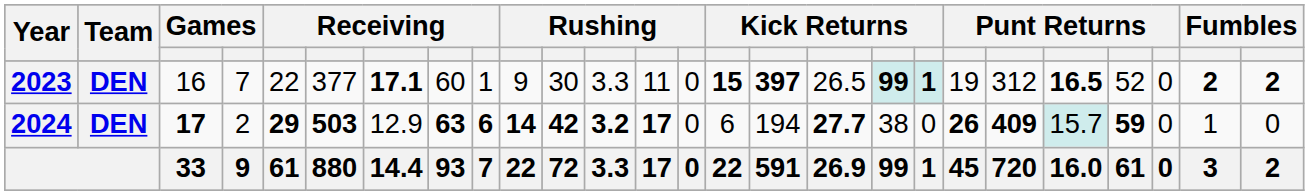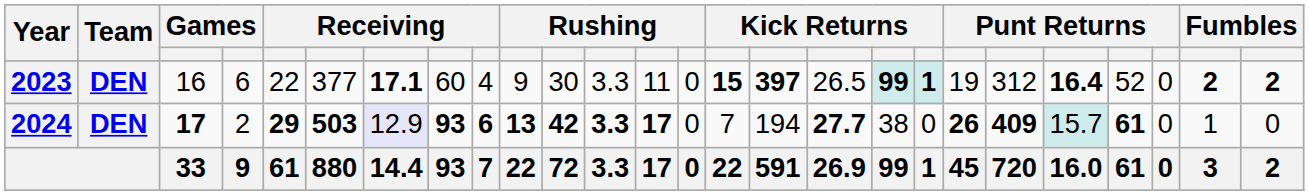(242, 81) 7 -> (242, 81) 6
(486, 81) 1 -> (486, 81) 4
(1076, 81) 16.5 -> (1076, 81) 16.4
(396, 124) no background -> (396, 124) lavender background
(450, 124) 63 -> (450, 124) 93
(521, 124) 14 -> (521, 124) 13
(610, 124) 3.2 -> (610, 124) 3.3
(727, 124) 6 -> (727, 124) 7
(1130, 124) 59 -> (1130, 124) 61
